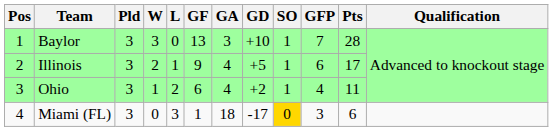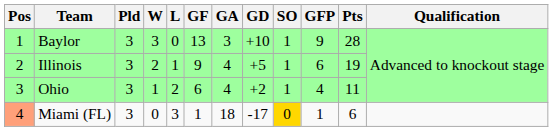(320, 41) 7 -> (320, 41) 9
(352, 65) 17 -> (352, 65) 19
(20, 114) no background -> (20, 114) lightsalmon background
(320, 114) 3 -> (320, 114) 1
